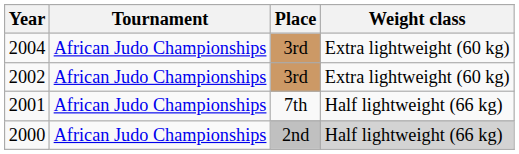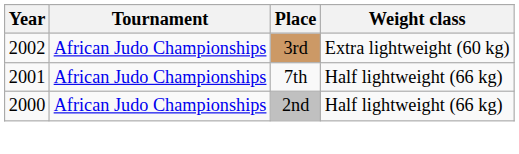- row: (27, 47)
(414, 134) lightgrey background -> (414, 105) no background
